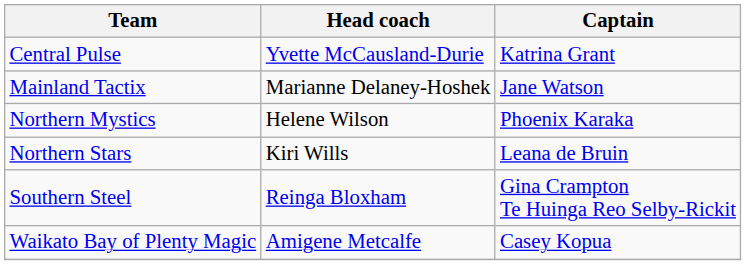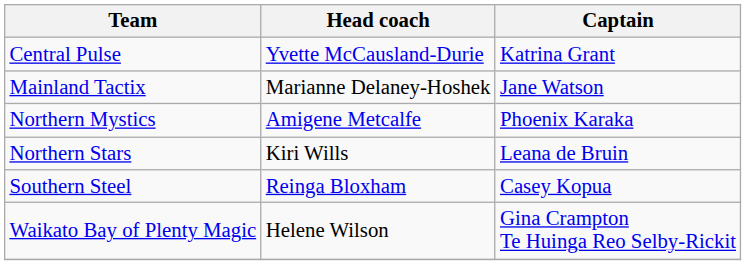(327, 119) Helene Wilson -> (343, 119) Amigene Metcalfe
(618, 197) Gina Crampton Te Huinga Reo Selby-Rickit -> (556, 185) Casey Kopua
(343, 242) Amigene Metcalfe -> (327, 230) Helene Wilson
(556, 242) Casey Kopua -> (618, 230) Gina Crampton Te Huinga Reo Selby-Rickit
